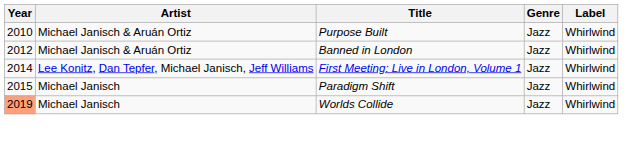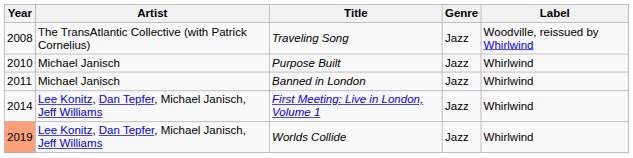+ row: (310, 38)
(115, 31) Michael Janisch & Aruán Ortiz -> (79, 63) Michael Janisch
(20, 50) 2012 -> (19, 81) 2011
(115, 50) Michael Janisch & Aruán Ortiz -> (79, 81) Michael Janisch
- row: (357, 86)
(79, 104) Michael Janisch -> (142, 137) Lee Konitz, Dan Tepfer, Michael Janisch, Jeff Williams
